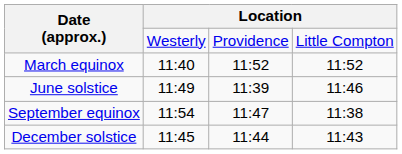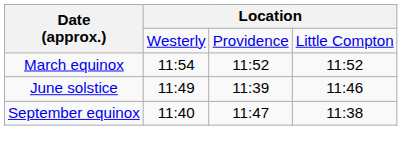(176, 64) 11:40 -> (176, 64) 11:54
(176, 112) 11:54 -> (176, 112) 11:40
- row: (74, 137)
